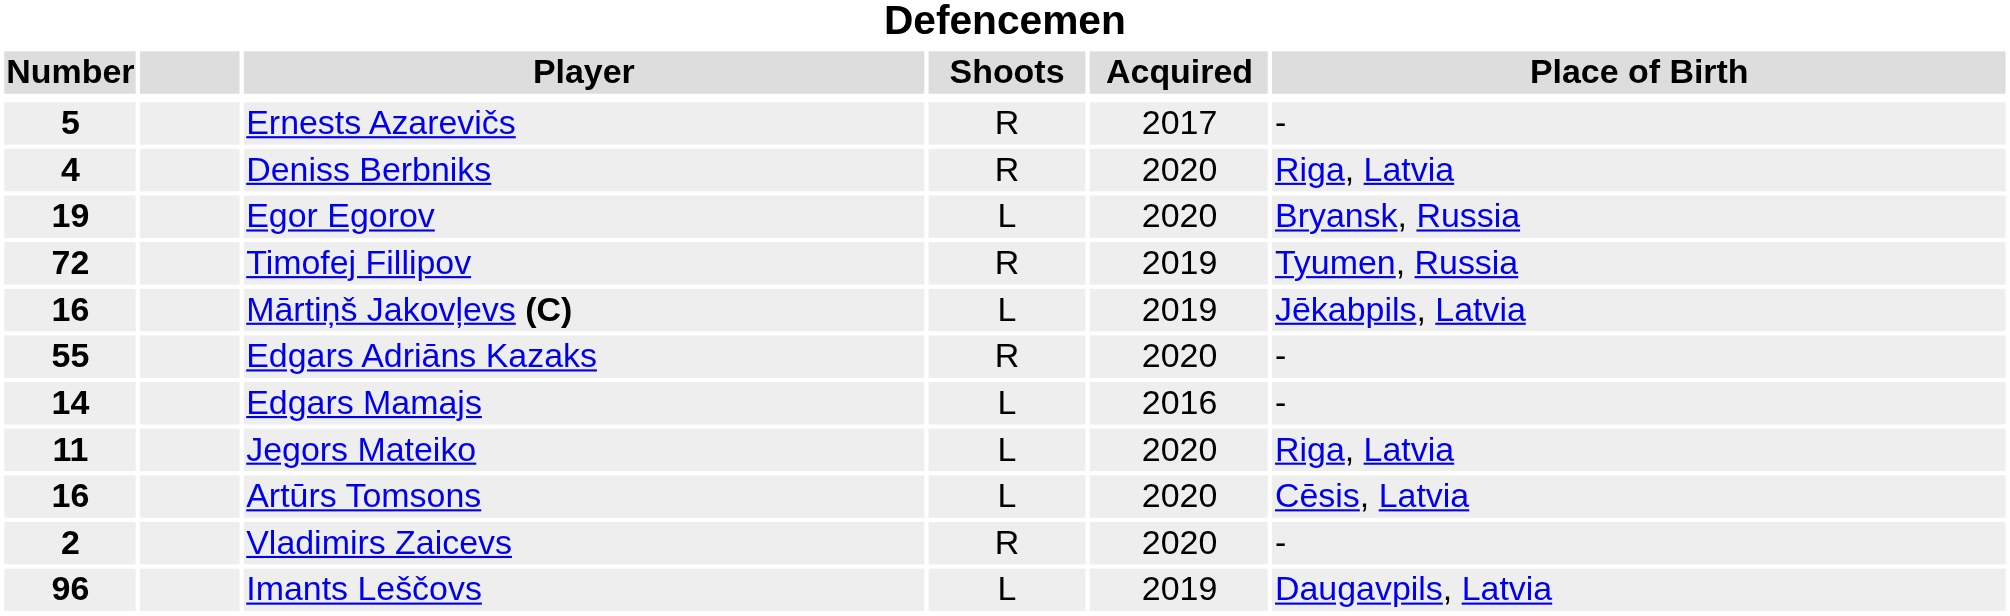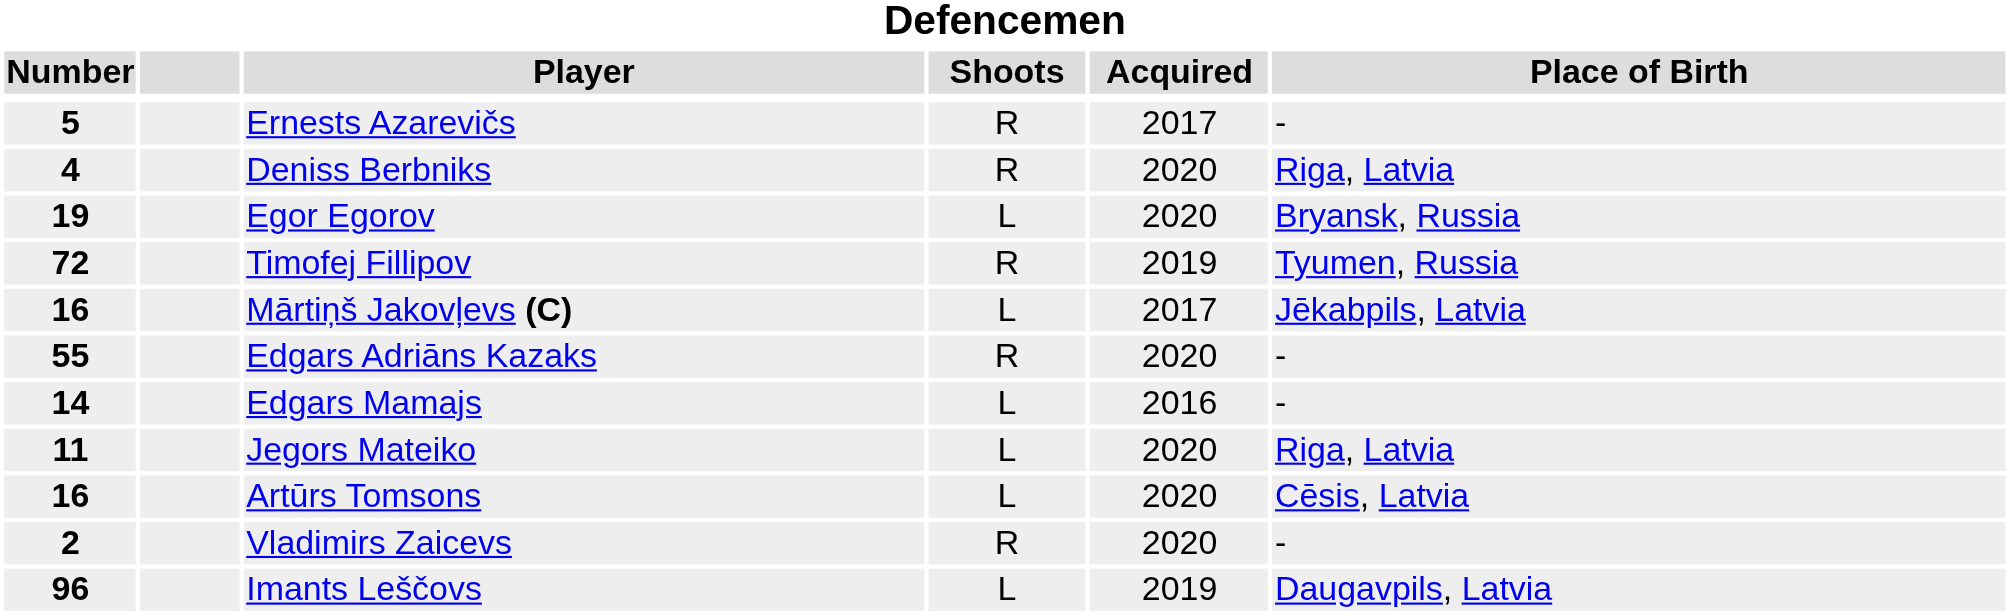(1180, 309) 2019 -> (1180, 309) 2017
